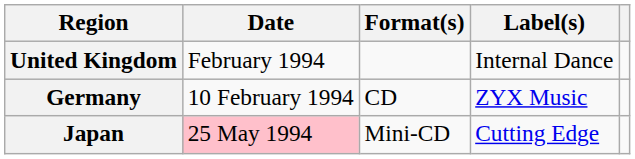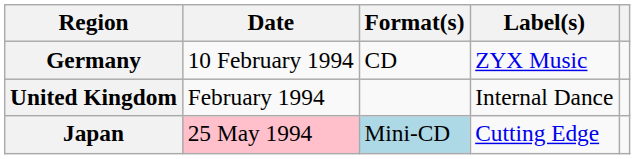rows swapped: (94, 60) <-> (94, 97)
(407, 134) no background -> (407, 134) lightblue background
